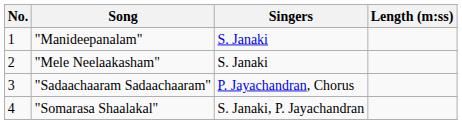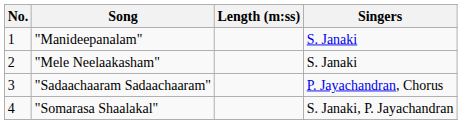columns swapped: (291, 16) <-> (412, 16)
